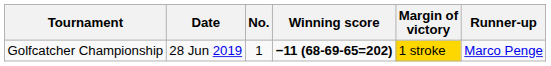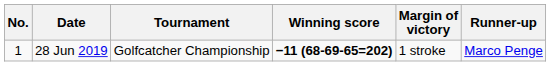columns swapped: (259, 22) <-> (85, 22)
(422, 51) gold background -> (422, 51) no background
